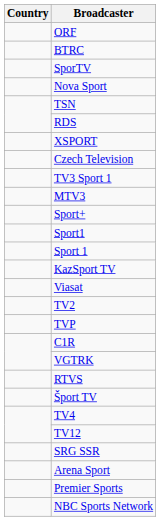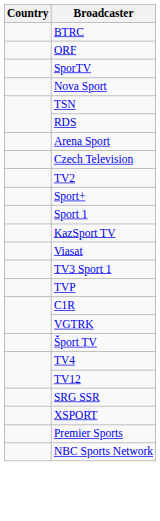rows swapped: (65, 31) <-> (69, 50)
rows swapped: (82, 470) <-> (76, 141)
rows swapped: (83, 178) <-> (64, 305)
- row: (70, 196)
- row: (69, 232)
- row: (68, 379)
